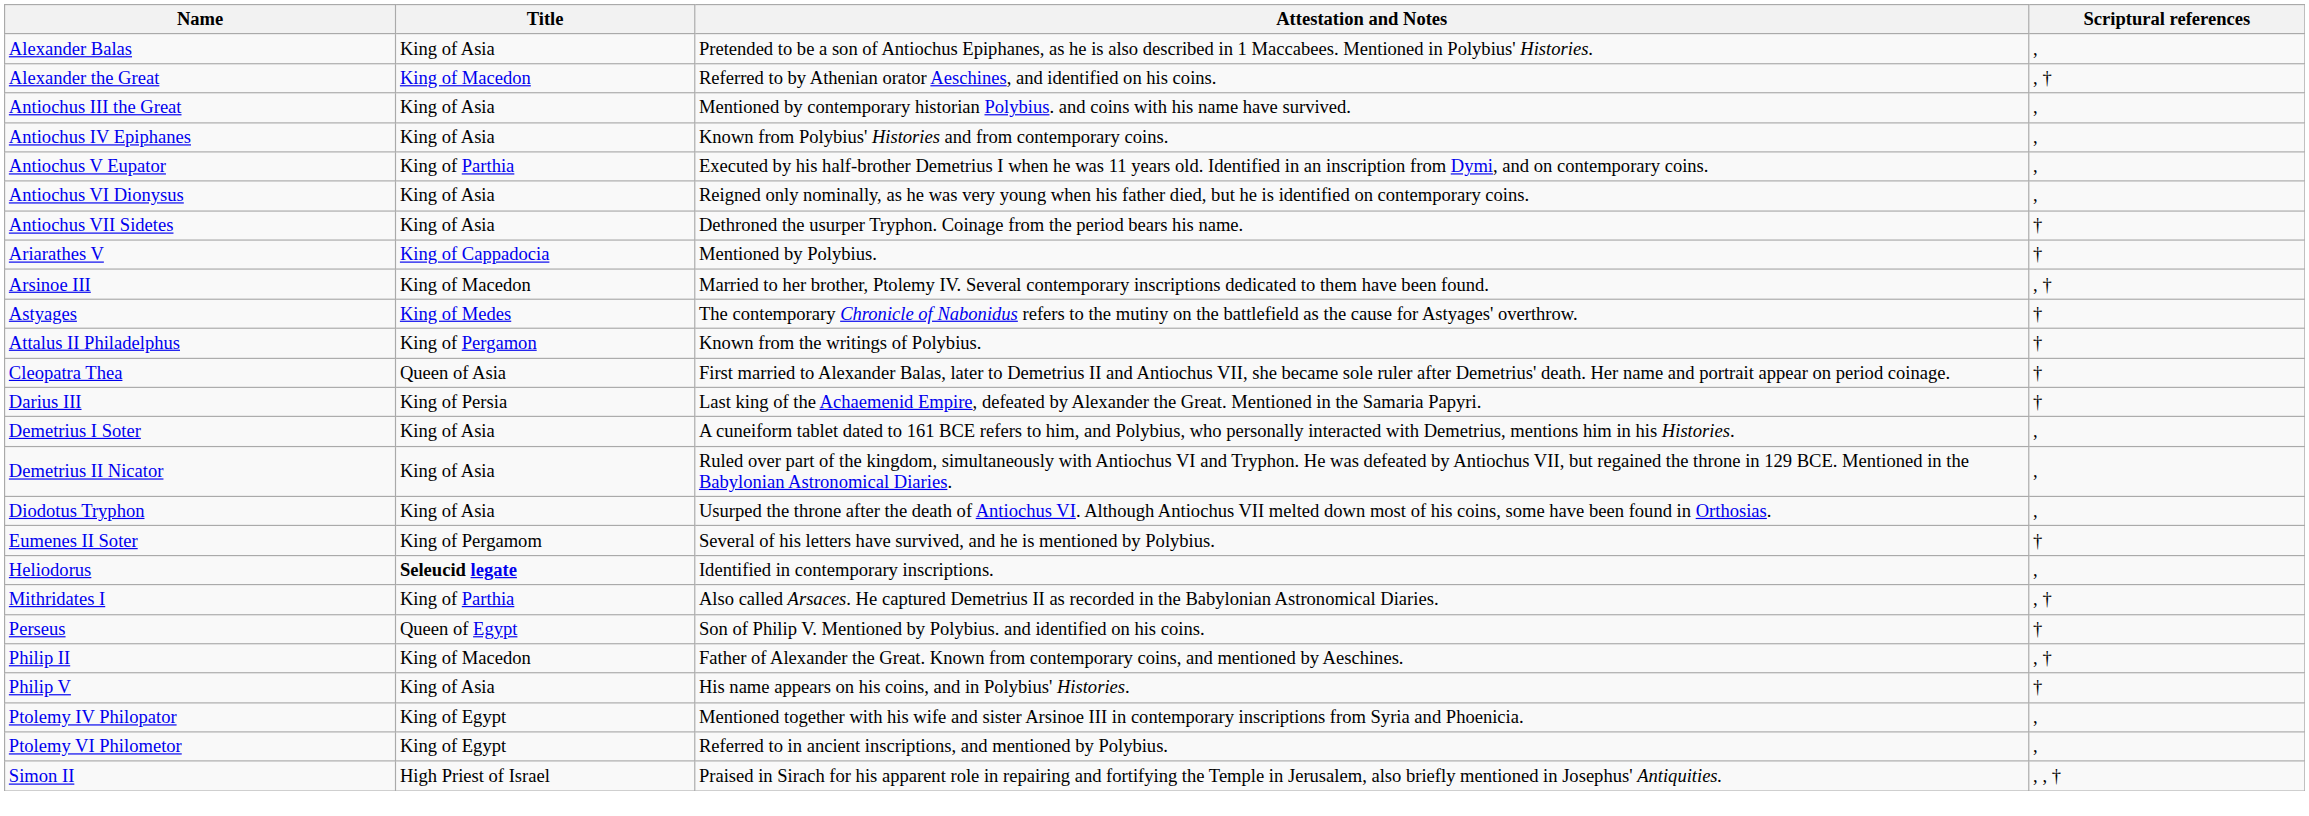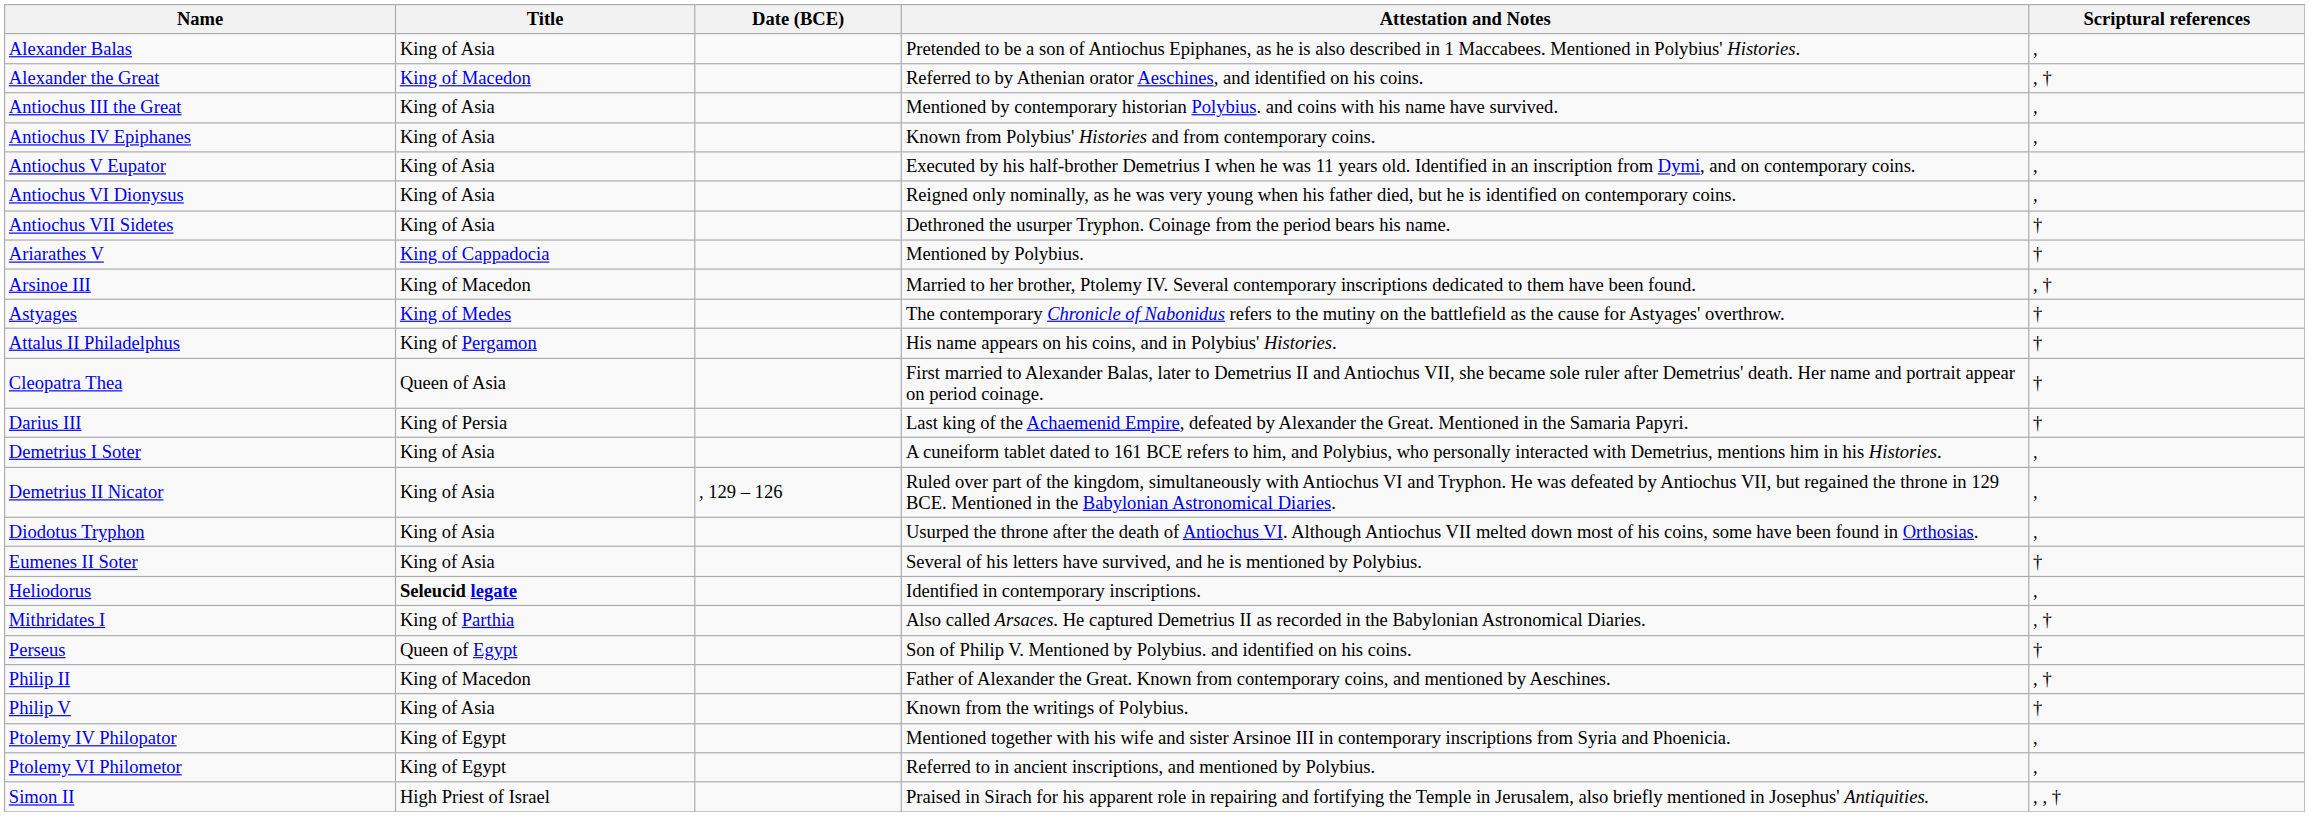+ column: (798, 19)
(457, 166) King of Parthia -> (447, 166) King of Asia
(840, 343) Known from the writings of Polybius. -> (1121, 343) His name appears on his coins, and in Polybius' Histories.
(471, 540) King of Pergamom -> (447, 561) King of Asia
(914, 687) His name appears on his coins, and in Polybius' Histories. -> (1047, 708) Known from the writings of Polybius.
